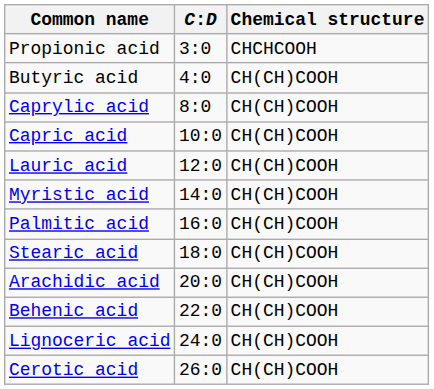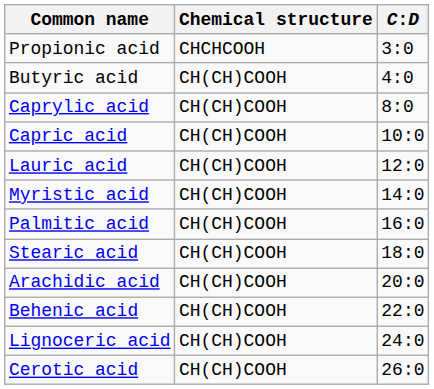columns swapped: (328, 19) <-> (201, 19)
